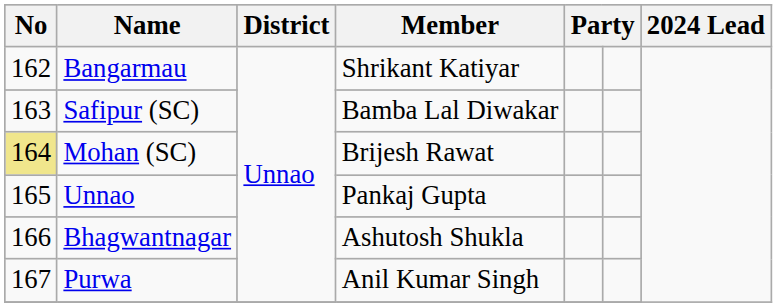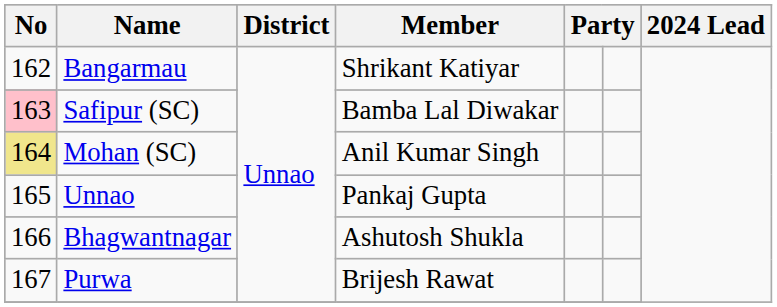(31, 110) no background -> (31, 110) pink background
(418, 152) Brijesh Rawat -> (440, 152) Anil Kumar Singh
(440, 279) Anil Kumar Singh -> (418, 279) Brijesh Rawat
